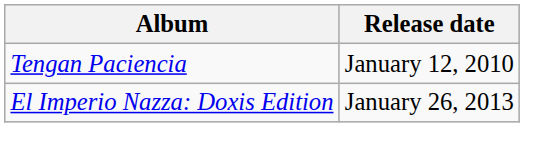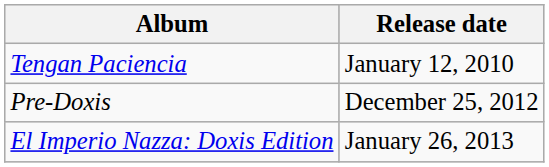+ row: (61, 102)
